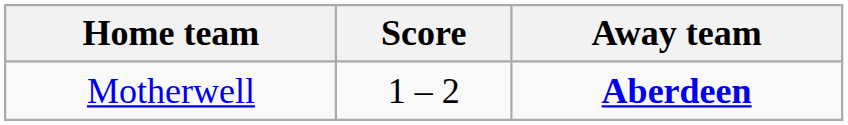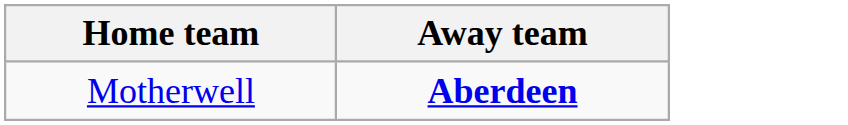- column: (424, 33)
